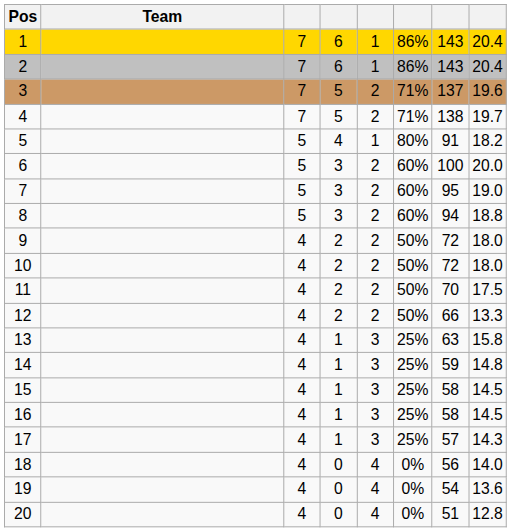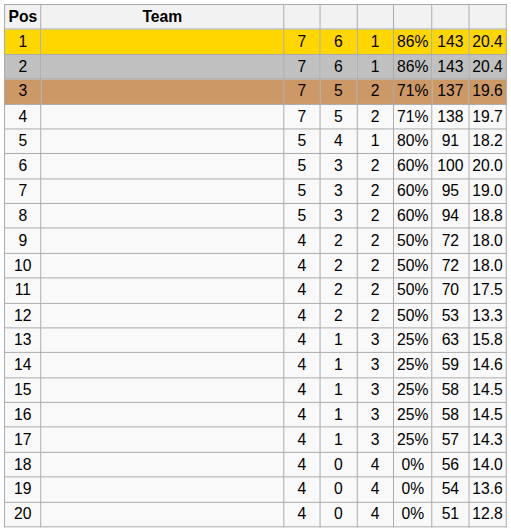(450, 315) 66 -> (450, 315) 53
(488, 365) 14.8 -> (488, 365) 14.6
